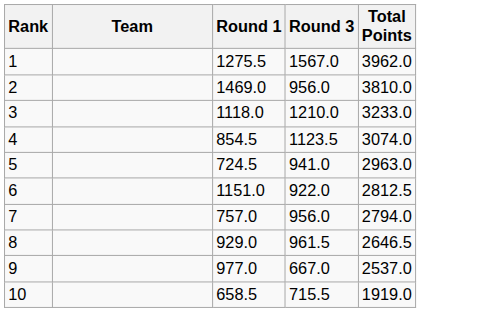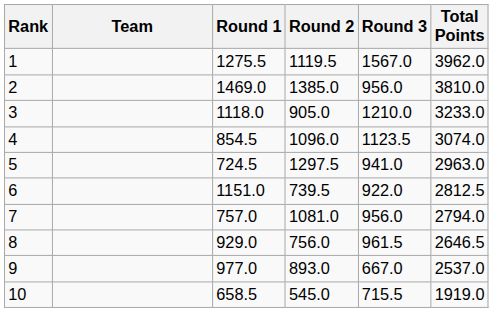+ column: (322, 26)
